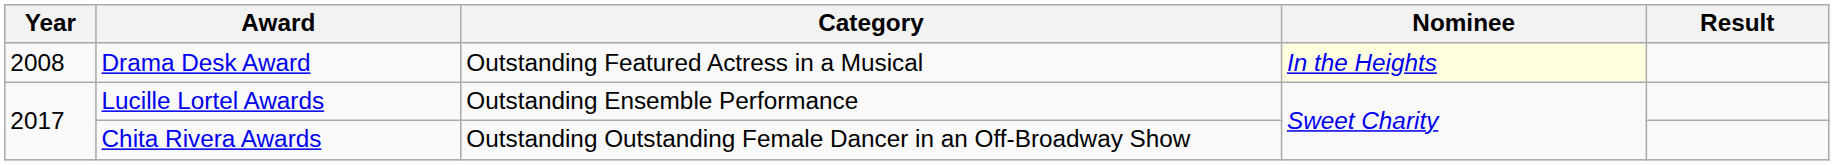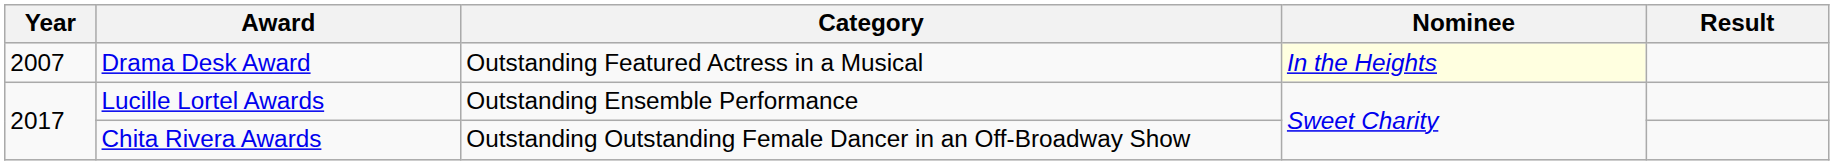(37, 62) 2008 -> (37, 62) 2007
